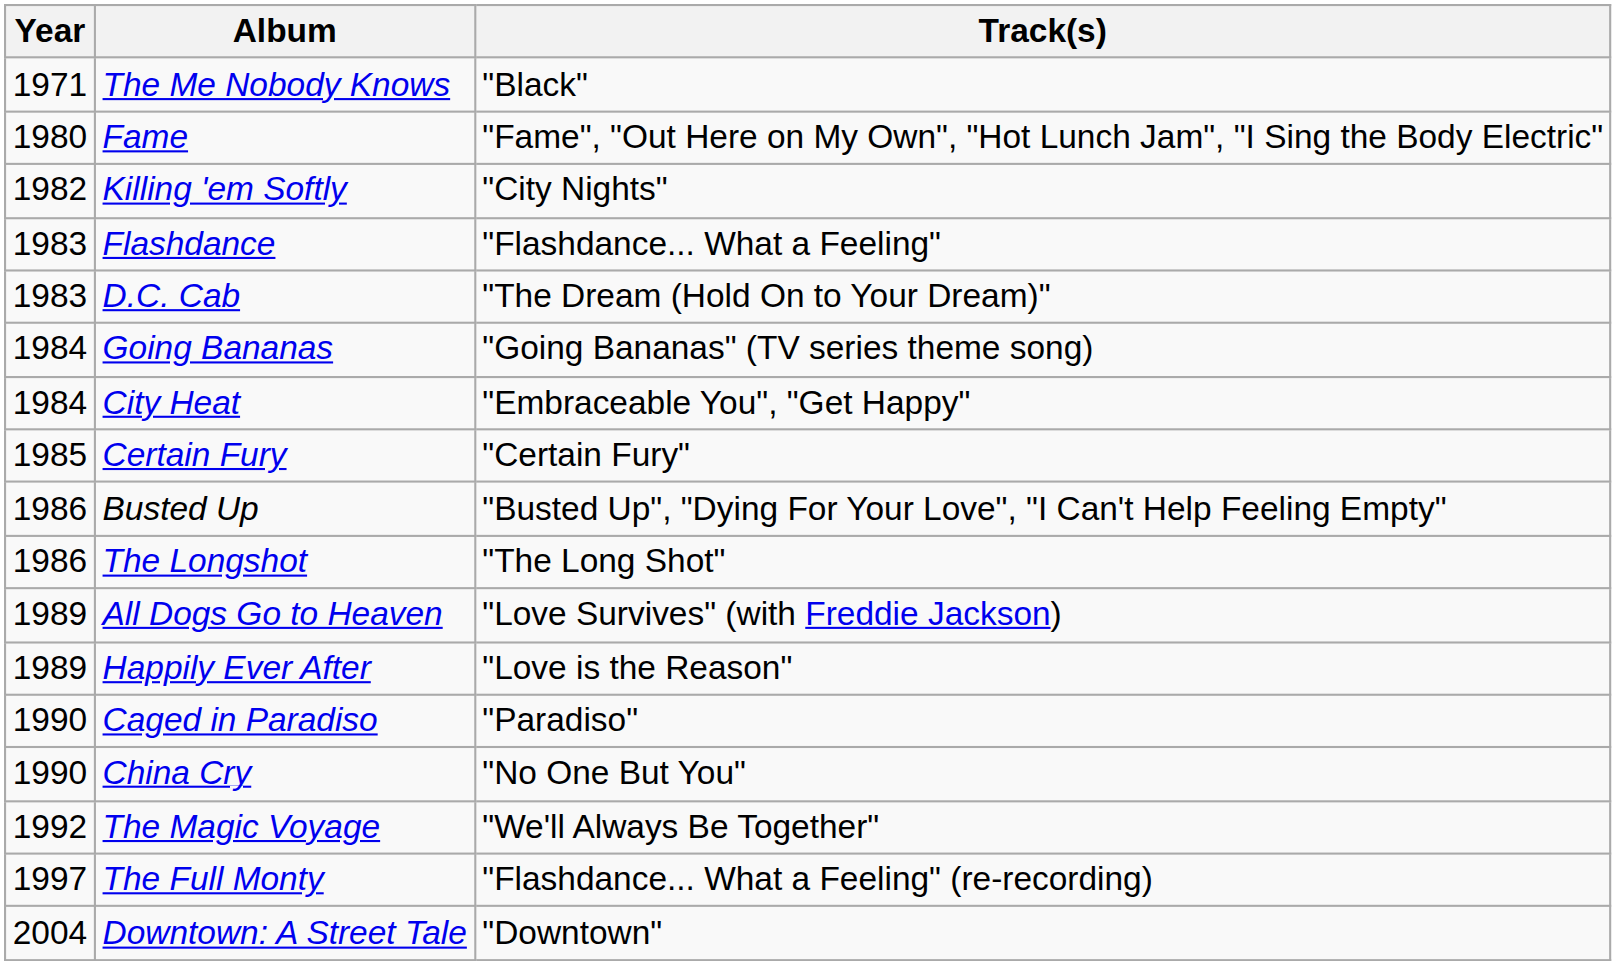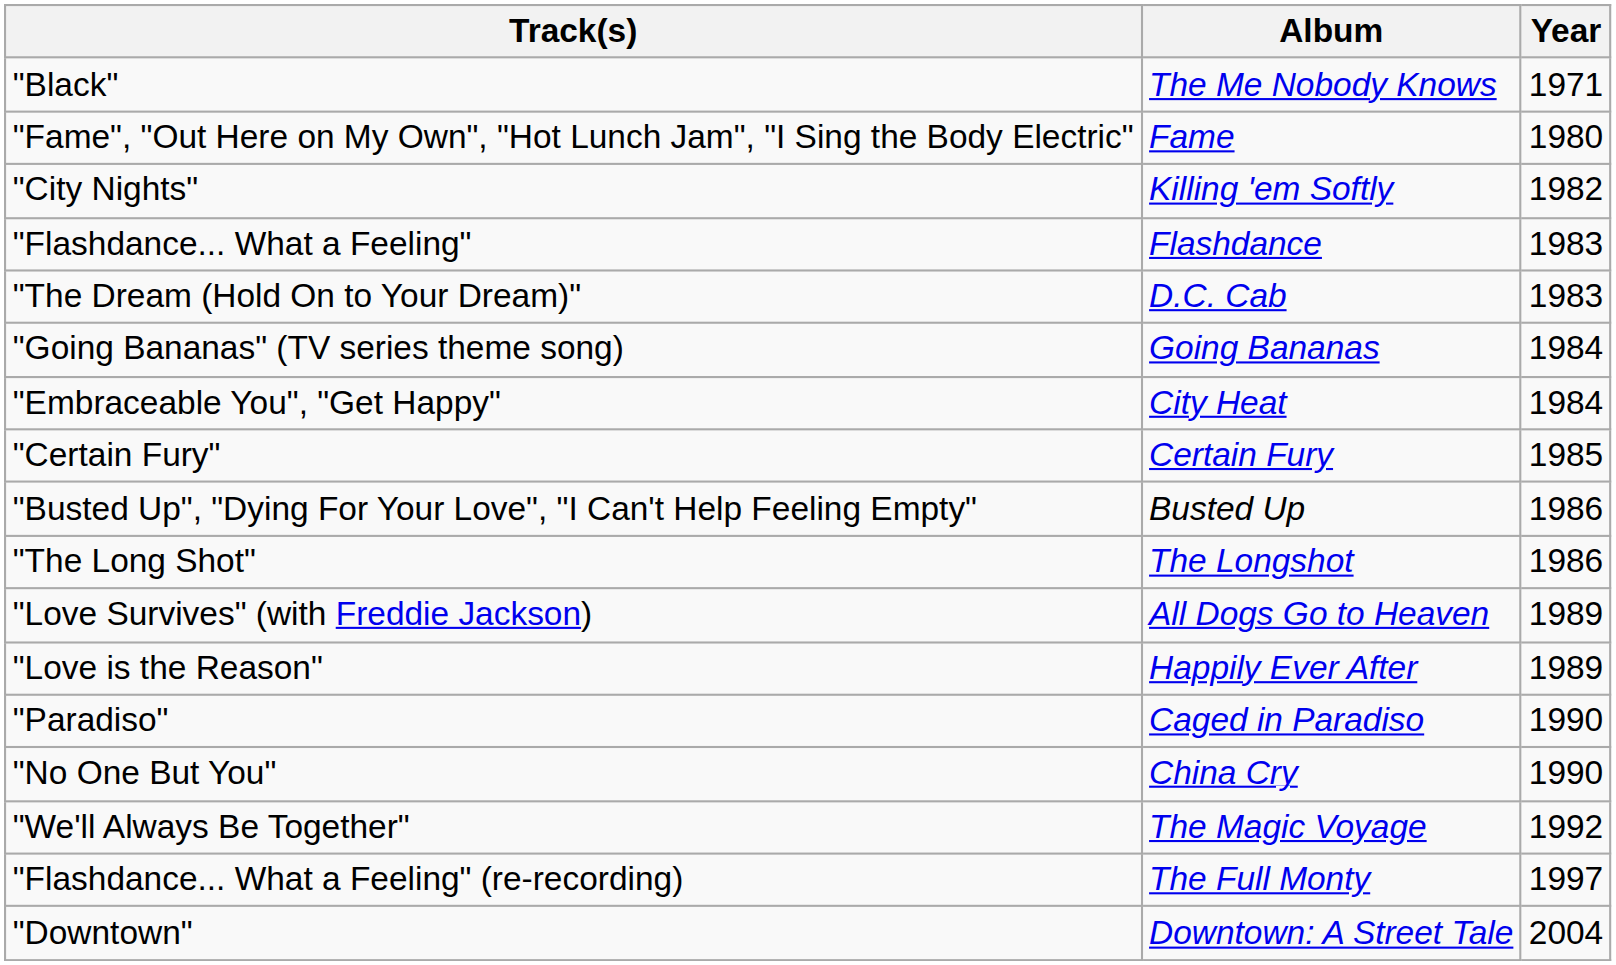columns swapped: (50, 31) <-> (1043, 31)
